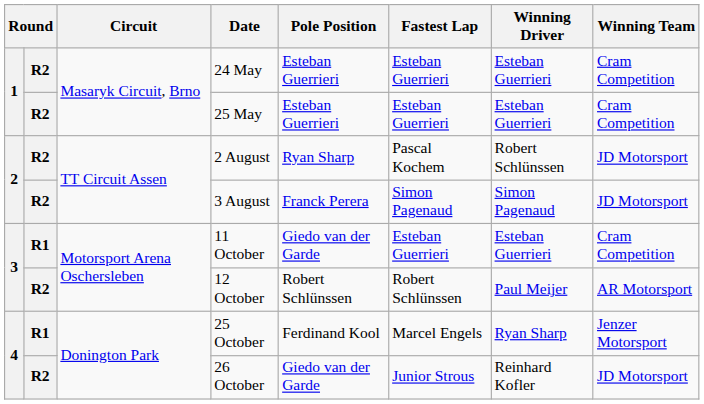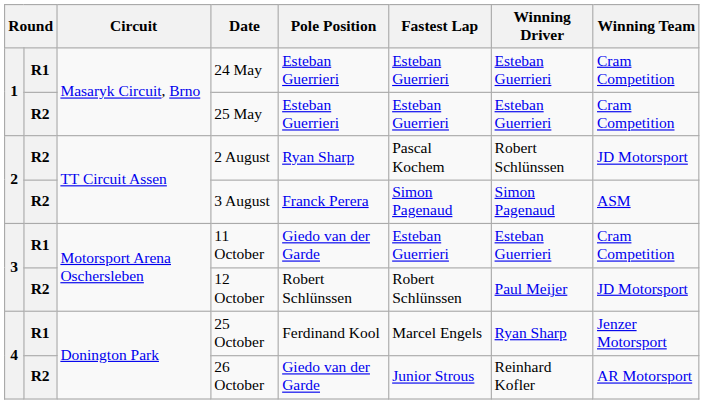(40, 69) R2 -> (40, 69) R1
(642, 201) JD Motorsport -> (614, 201) ASM
(645, 288) AR Motorsport -> (642, 288) JD Motorsport
(642, 376) JD Motorsport -> (645, 376) AR Motorsport
